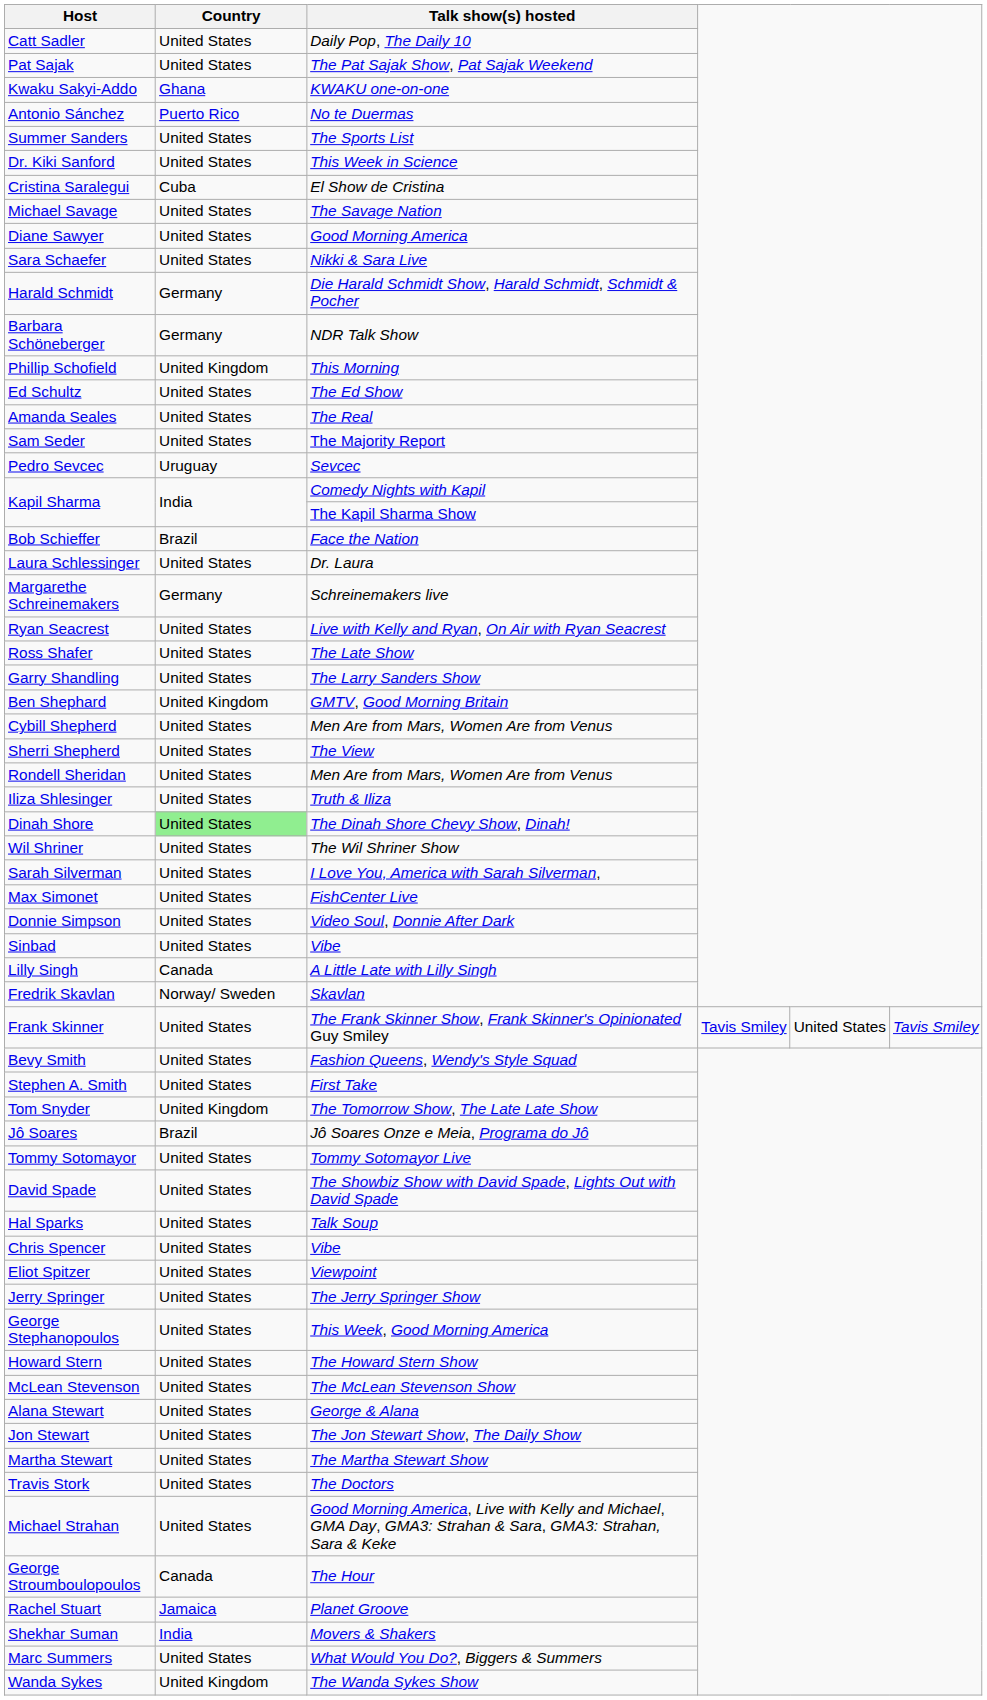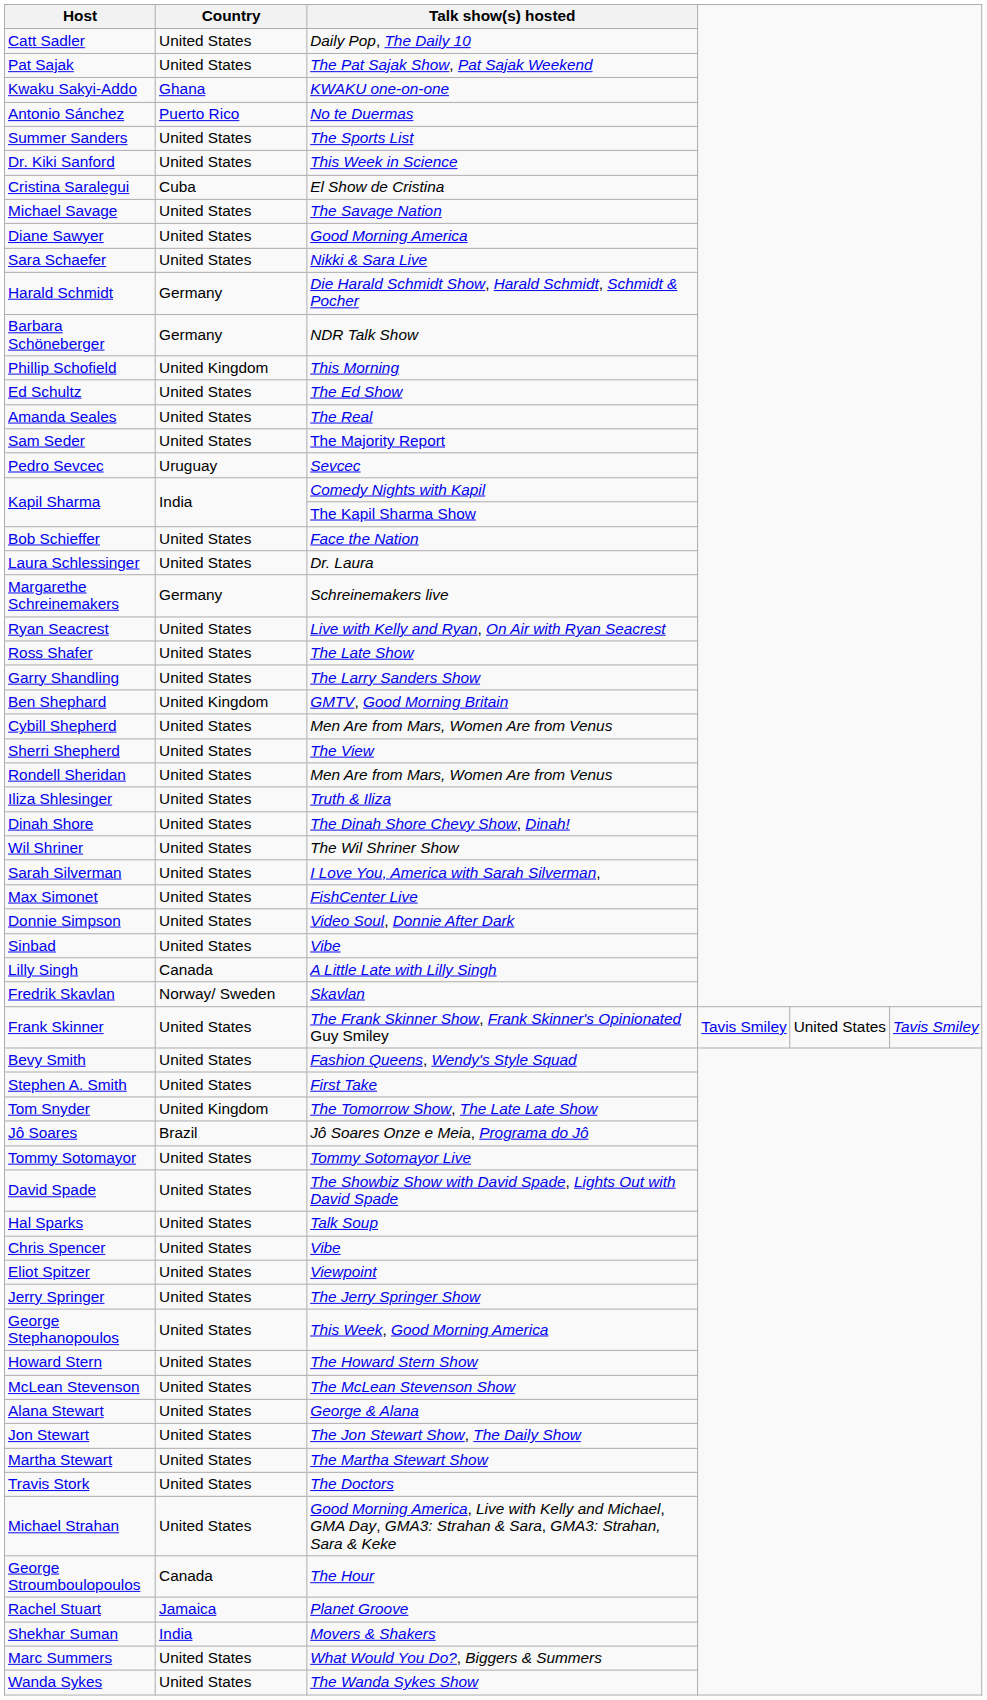(178, 538) Brazil -> (205, 538) United States
(205, 823) lightgreen background -> (205, 823) no background
(214, 1682) United Kingdom -> (205, 1682) United States
